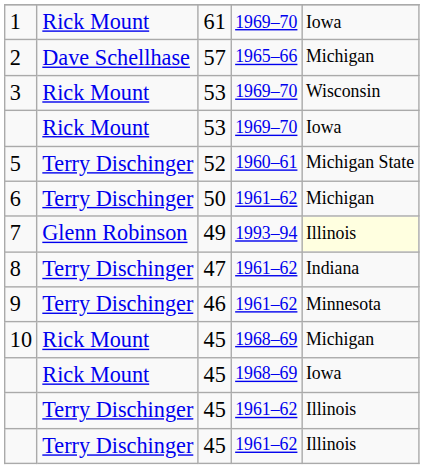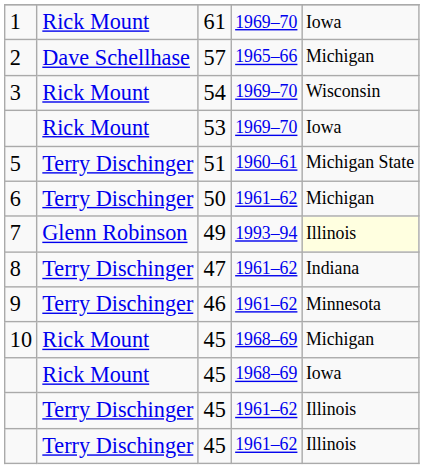(215, 92) 53 -> (215, 92) 54
(215, 163) 52 -> (215, 163) 51
